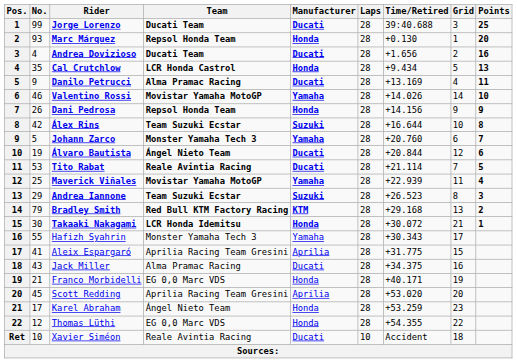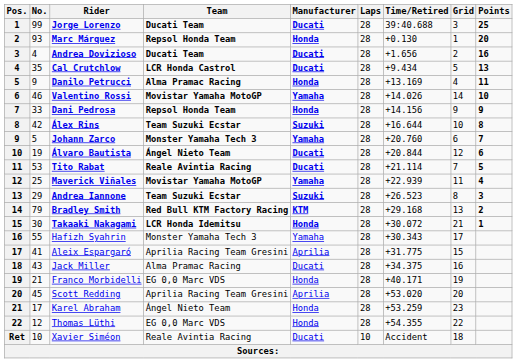(306, 68) Honda -> (308, 68) Ducati
(308, 83) Ducati -> (306, 83) Honda
(37, 111) 26 -> (37, 111) 33
